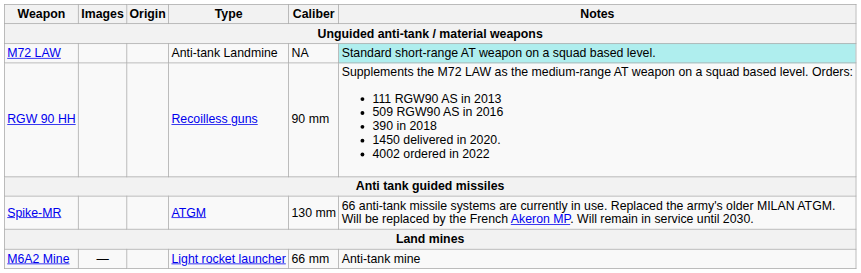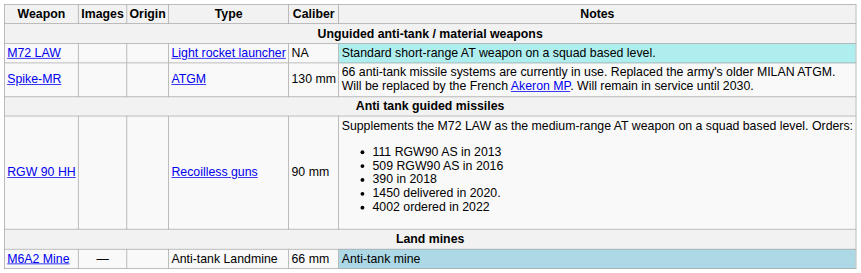(225, 53) Anti-tank Landmine -> (229, 53) Light rocket launcher
rows swapped: (41, 119) <-> (34, 212)
(229, 258) Light rocket launcher -> (225, 258) Anti-tank Landmine
(381, 258) no background -> (381, 258) lightblue background
